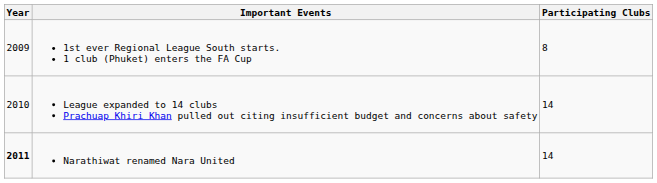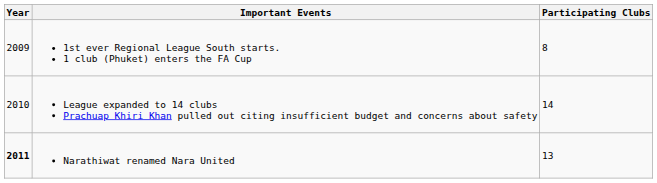(548, 155) 14 -> (548, 155) 13
